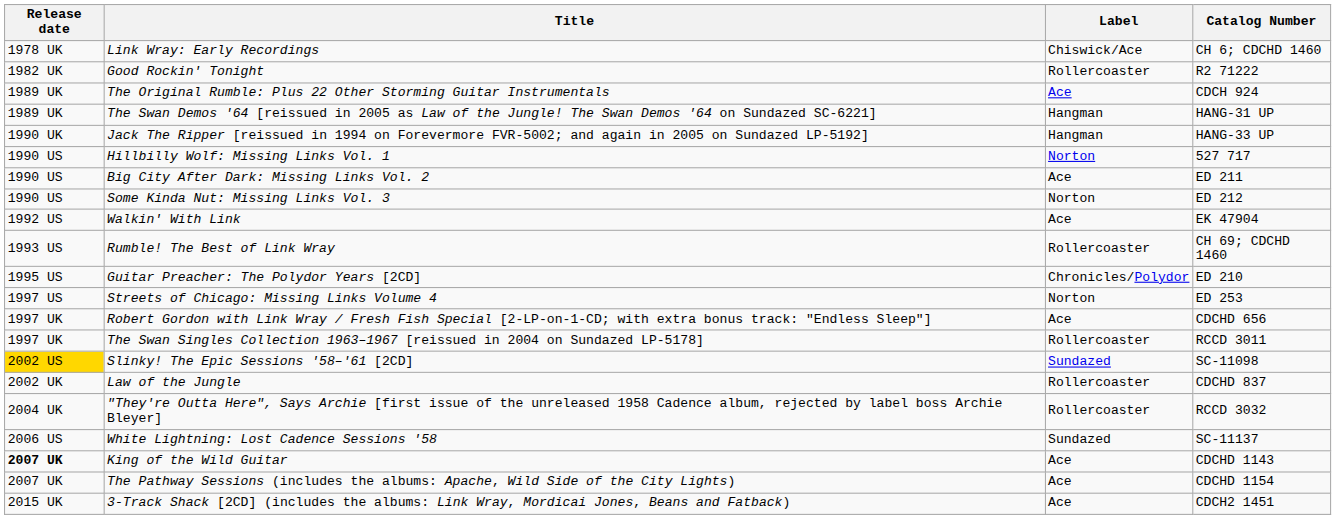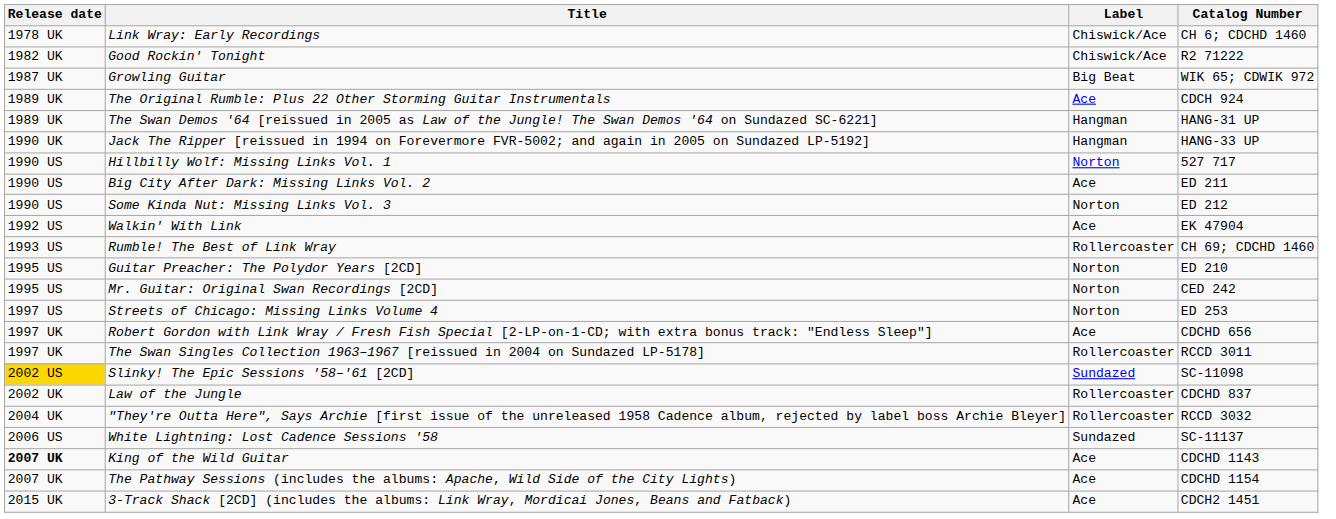(1099, 73) Rollercoaster -> (1120, 58) Chiswick/Ace
+ row: (167, 79)
(1119, 278) Chronicles/Polydor -> (1096, 269) Norton
+ row: (273, 290)
